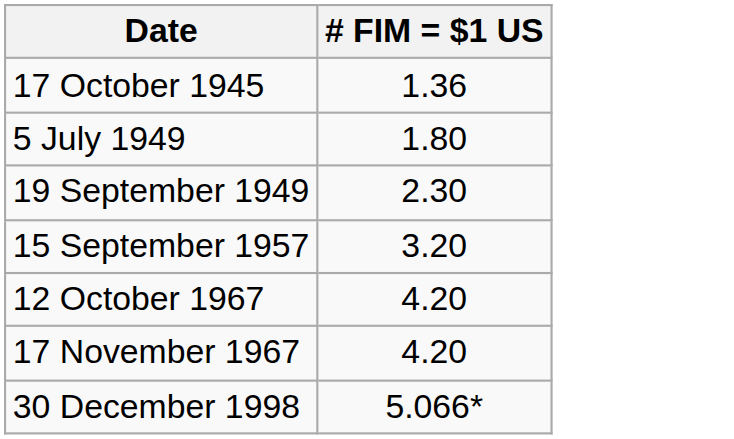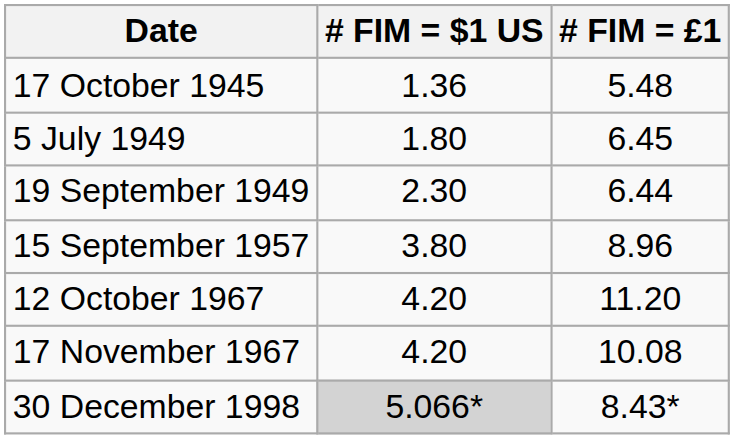+ column: (640, 31)
(434, 245) 3.20 -> (434, 245) 3.80
(434, 406) no background -> (434, 406) lightgrey background
